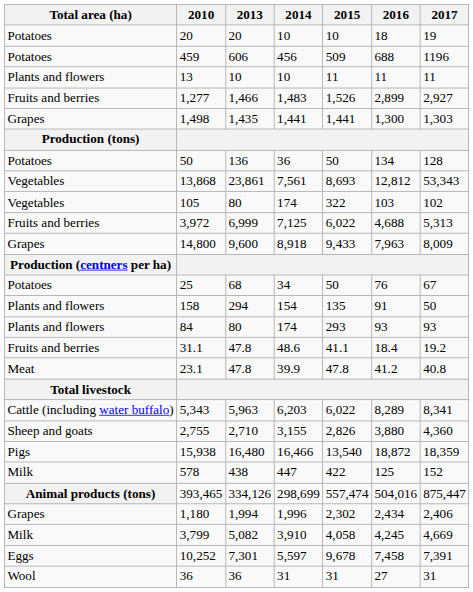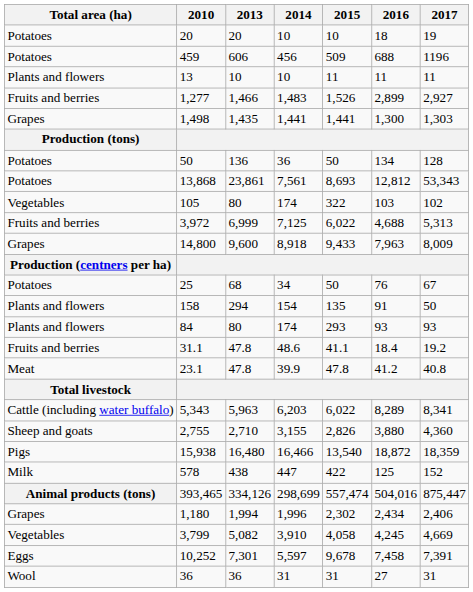(36, 181) Vegetables -> (30, 181) Potatoes
(20, 535) Milk -> (36, 535) Vegetables
